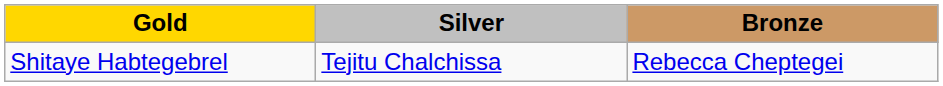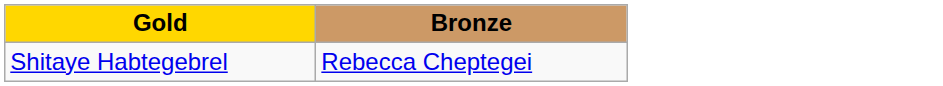- column: (471, 23)
